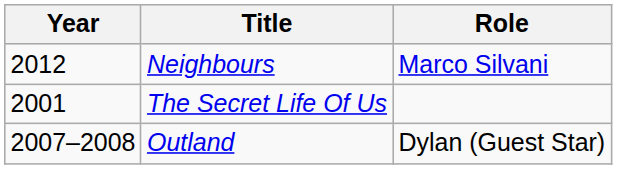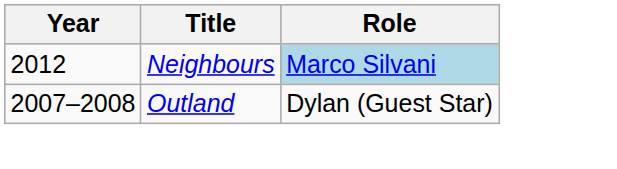(473, 63) no background -> (361, 63) lightblue background
- row: (267, 103)
